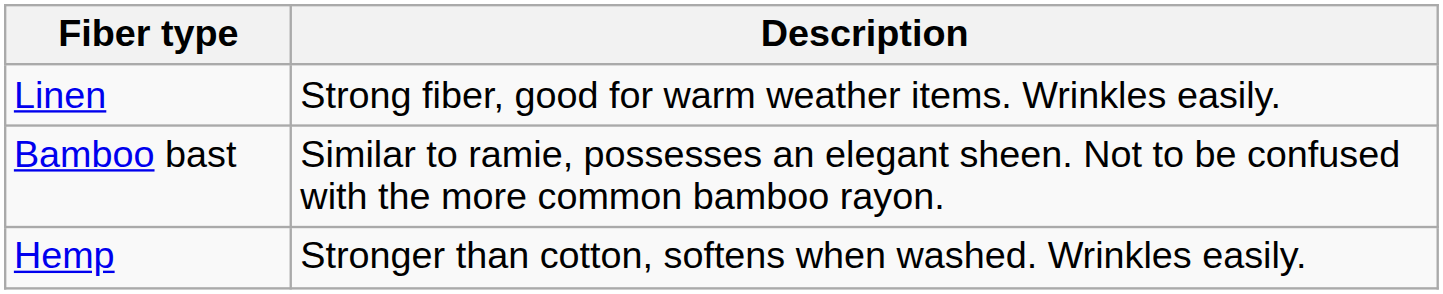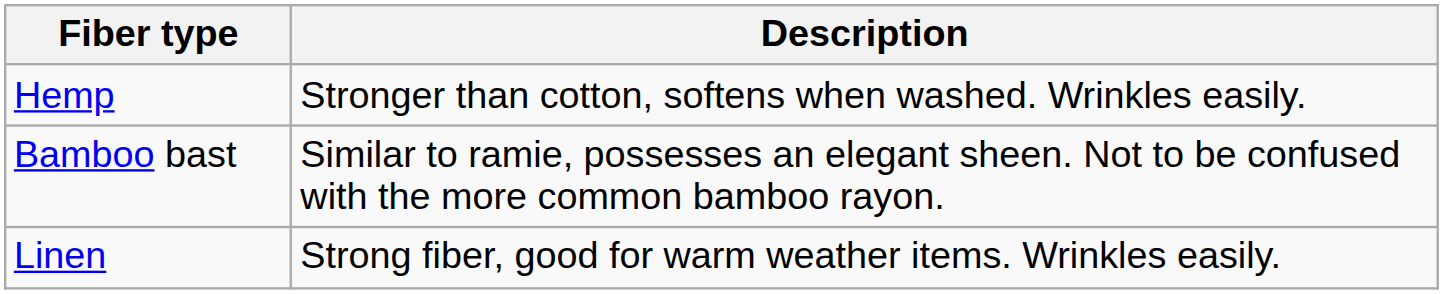rows swapped: (60, 94) <-> (64, 256)
